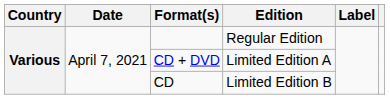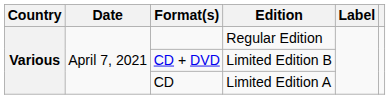(279, 60) Limited Edition A -> (279, 60) Limited Edition B
(279, 82) Limited Edition B -> (279, 82) Limited Edition A
